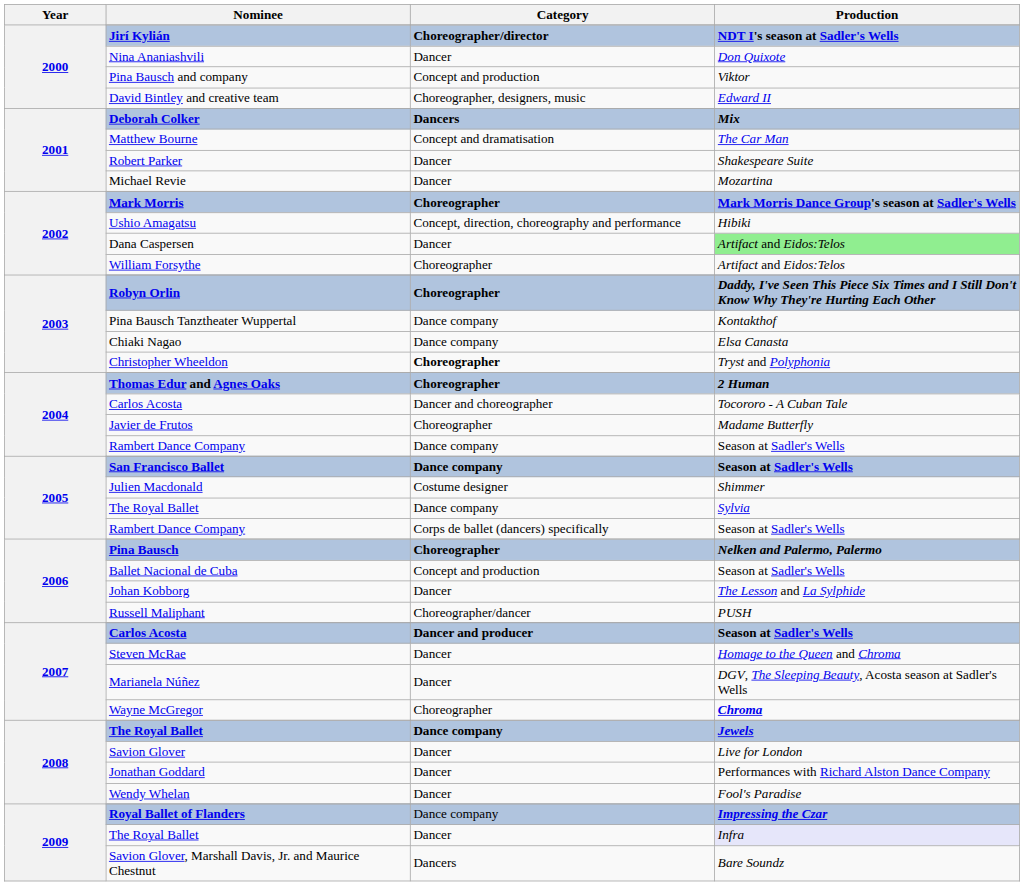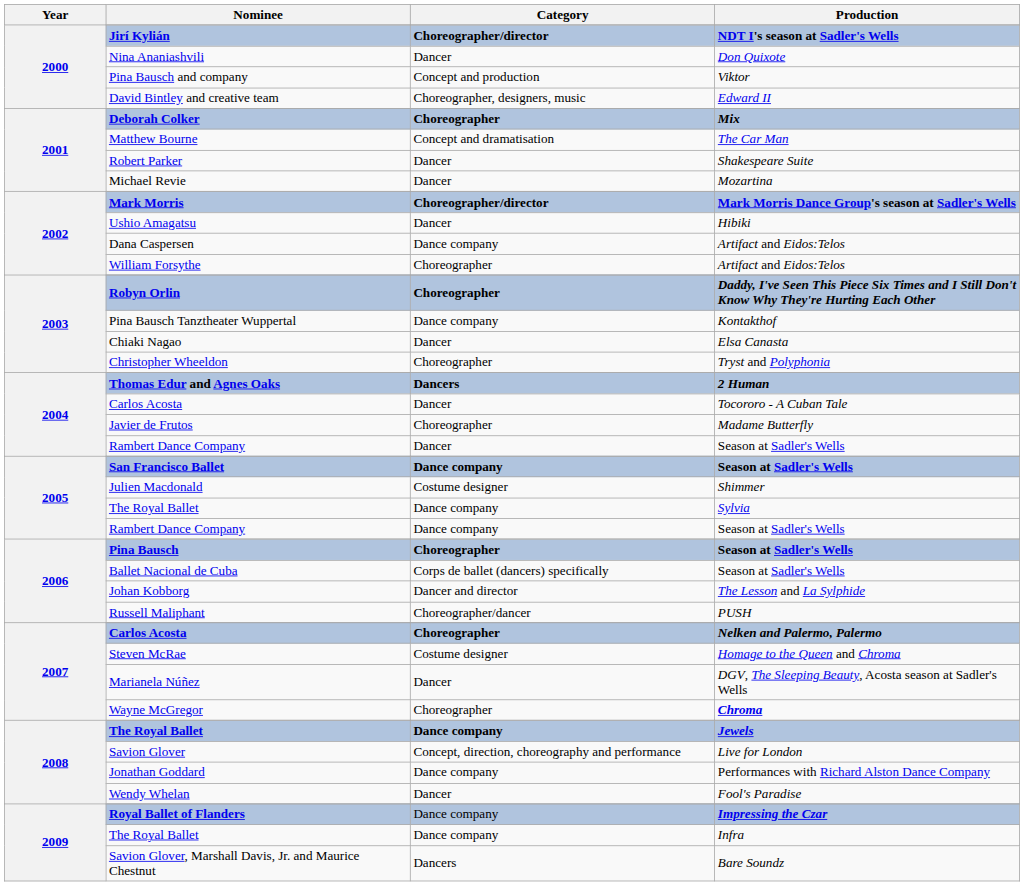(436, 118) Dancers -> (457, 118) Choreographer
(457, 202) Choreographer -> (481, 202) Choreographer/director
(547, 222) Concept, direction, choreography and performance -> (432, 222) Dancer
(432, 243) Dancer -> (456, 243) Dance company
(781, 243) lightgreen background -> (781, 243) no background
(456, 341) Dance company -> (432, 341) Dancer
(457, 362) bold -> (453, 362) normal
(457, 383) Choreographer -> (436, 383) Dancers
(483, 404) Dancer and choreographer -> (432, 404) Dancer
(456, 445) Dance company -> (432, 445) Dancer
(511, 529) Corps de ballet (dancers) specifically -> (456, 529) Dance company
(800, 549) Nelken and Palermo, Palermo -> (785, 549) Season at Sadler's Wells
(476, 570) Concept and production -> (511, 570) Corps de ballet (dancers) specifically
(432, 591) Dancer -> (465, 591) Dancer and director
(473, 633) Dancer and producer -> (457, 633) Choreographer
(785, 633) Season at Sadler's Wells -> (800, 633) Nelken and Palermo, Palermo
(432, 653) Dancer -> (461, 653) Costume designer
(432, 751) Dancer -> (547, 751) Concept, direction, choreography and performance
(432, 772) Dancer -> (456, 772) Dance company
(432, 835) Dancer -> (456, 835) Dance company
(731, 835) lavender background -> (731, 835) no background
